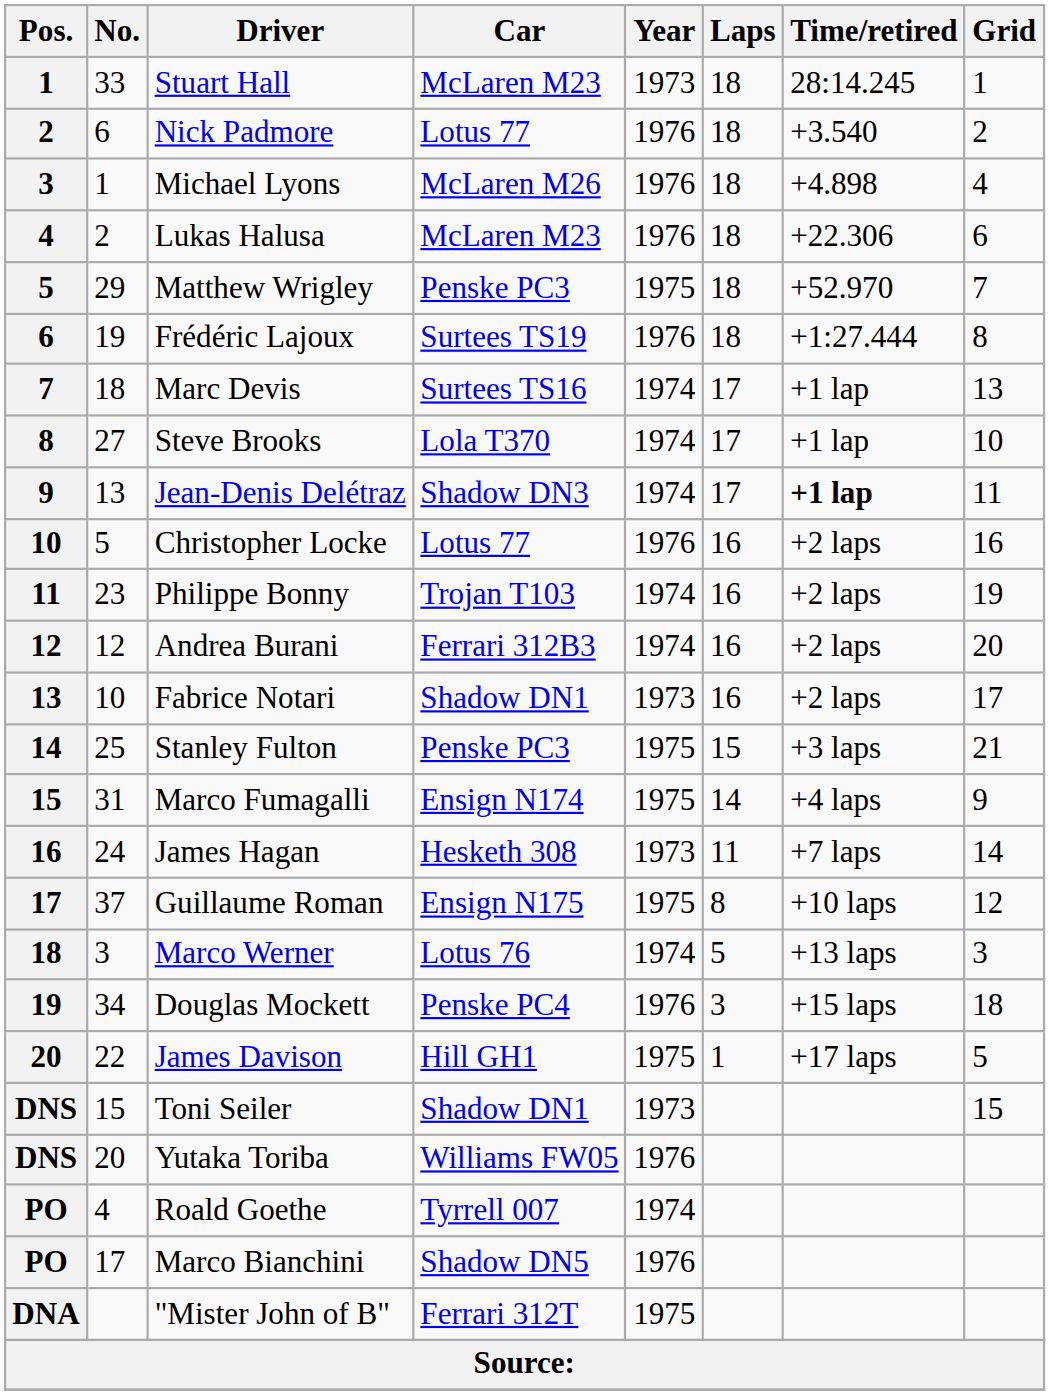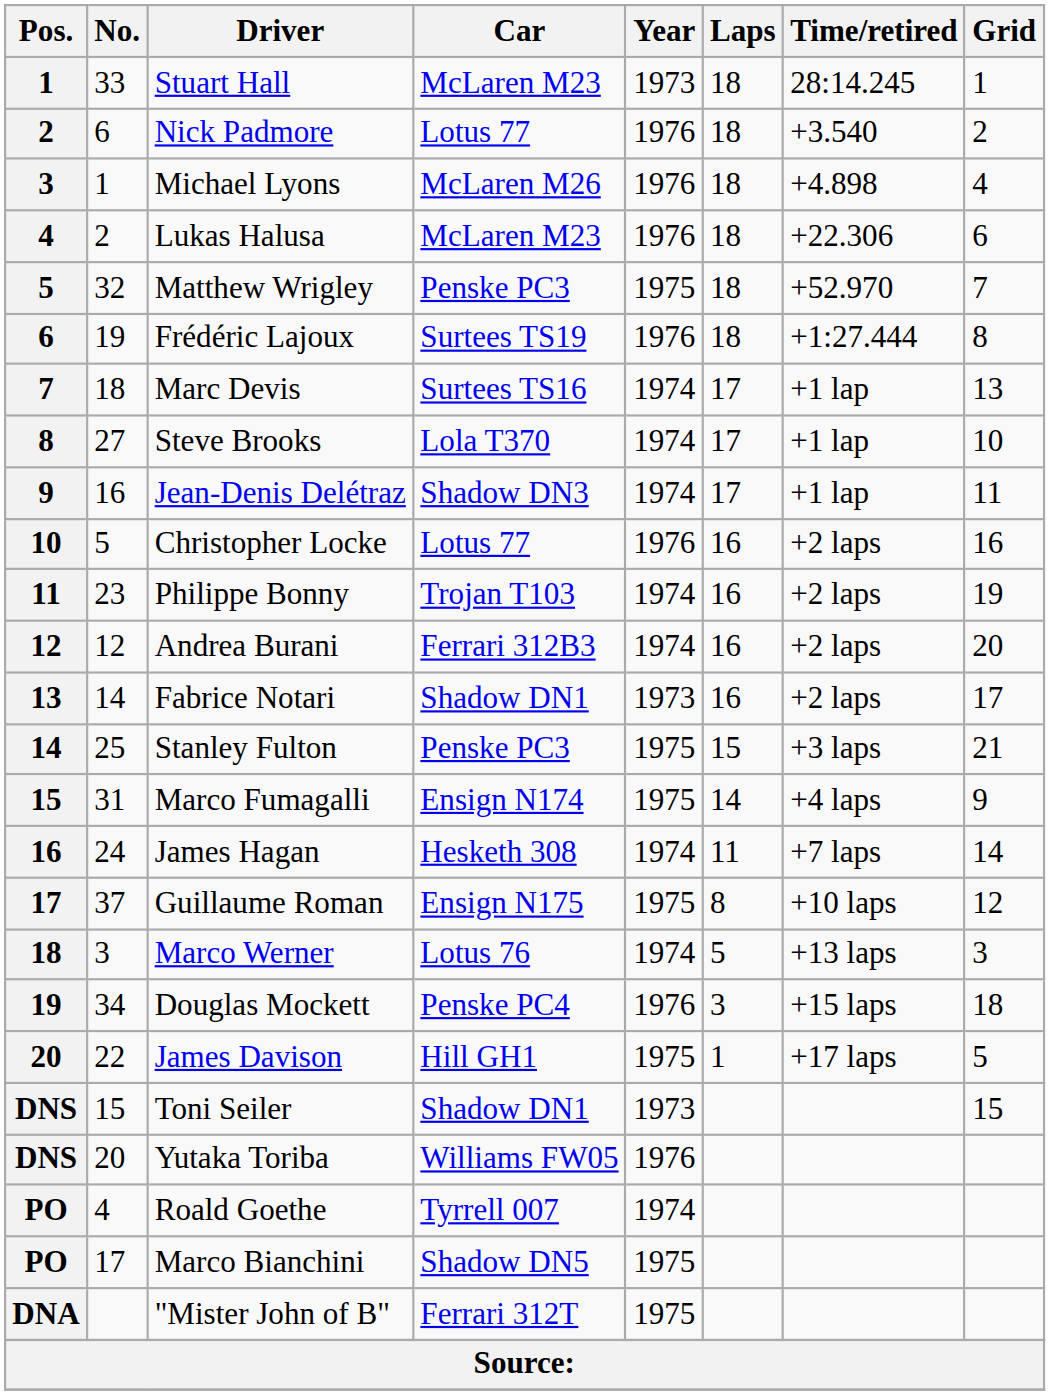(110, 287) 29 -> (110, 287) 32
(110, 492) 13 -> (110, 492) 16
(831, 492) bold -> (830, 492) normal
(110, 697) 10 -> (110, 697) 14
(664, 851) 1973 -> (664, 851) 1974
(664, 1261) 1976 -> (664, 1261) 1975
